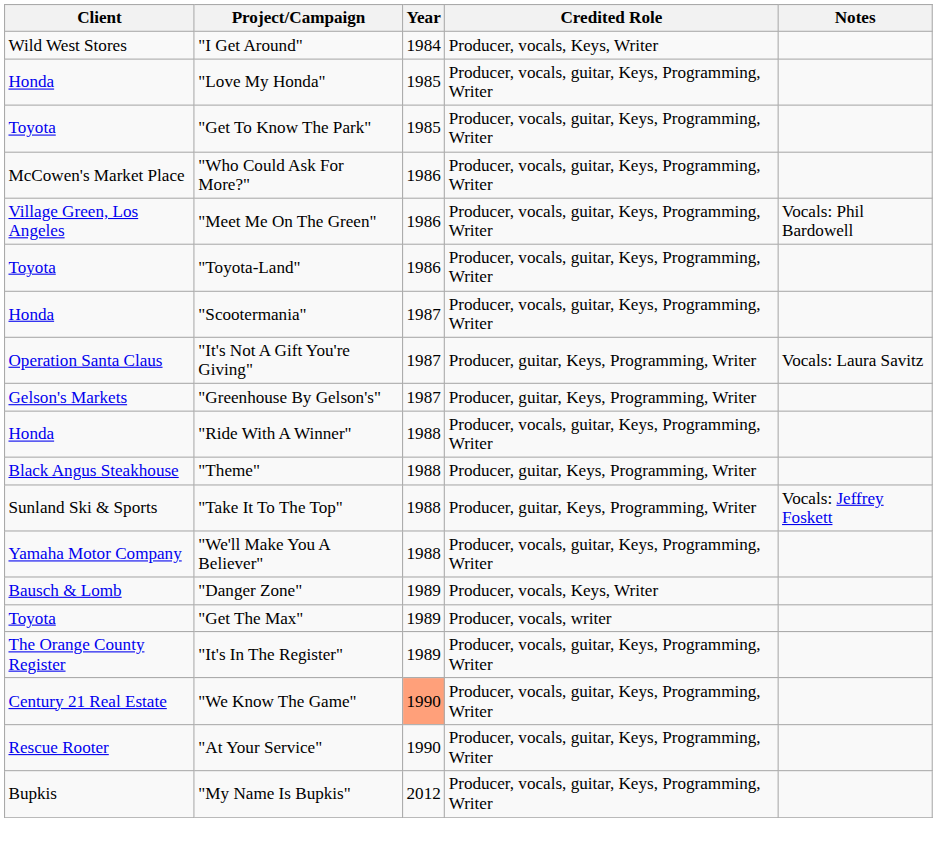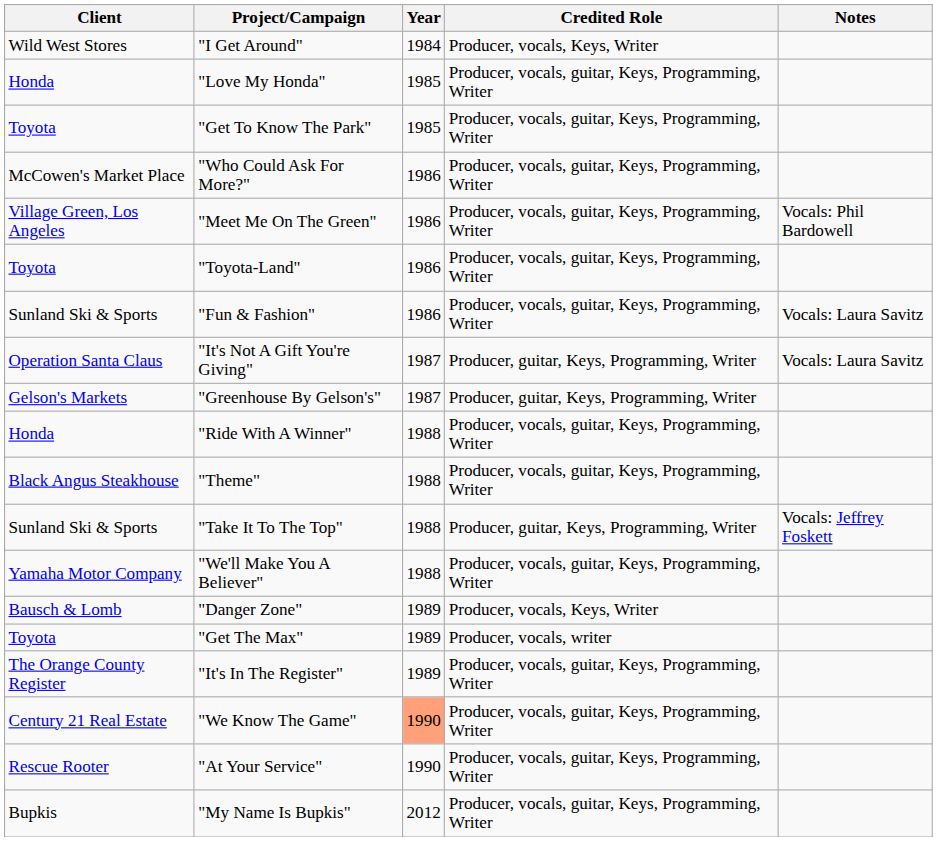+ row: (257, 314)
- row: (252, 314)
(602, 470) Producer, guitar, Keys, Programming, Writer -> (605, 480) Producer, vocals, guitar, Keys, Programming, Writer
